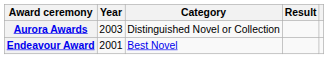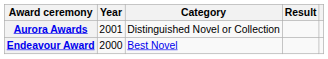(111, 29) 2003 -> (111, 29) 2001
(111, 45) 2001 -> (111, 45) 2000
